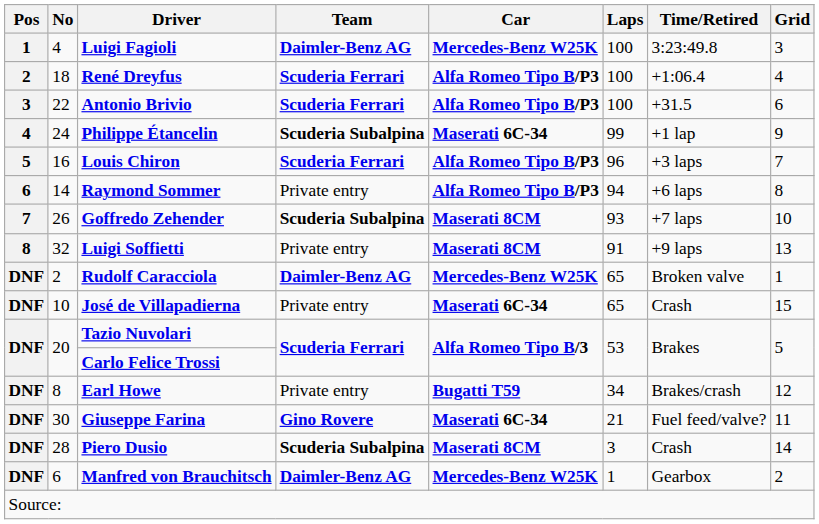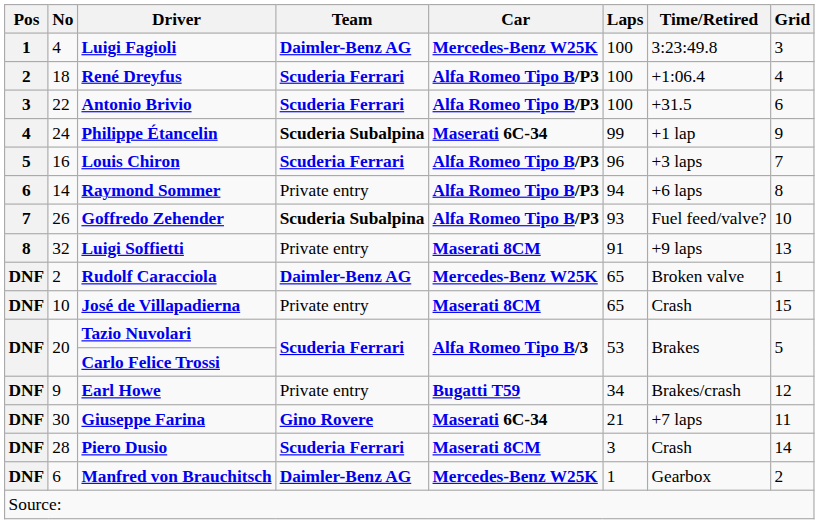(487, 218) Maserati 8CM -> (516, 218) Alfa Romeo Tipo B/P3
(677, 218) +7 laps -> (709, 218) Fuel feed/valve?
(490, 304) Maserati 6C-34 -> (487, 304) Maserati 8CM
(57, 390) 8 -> (57, 390) 9
(709, 418) Fuel feed/valve? -> (677, 418) +7 laps
(352, 447) Scuderia Subalpina -> (342, 447) Scuderia Ferrari
